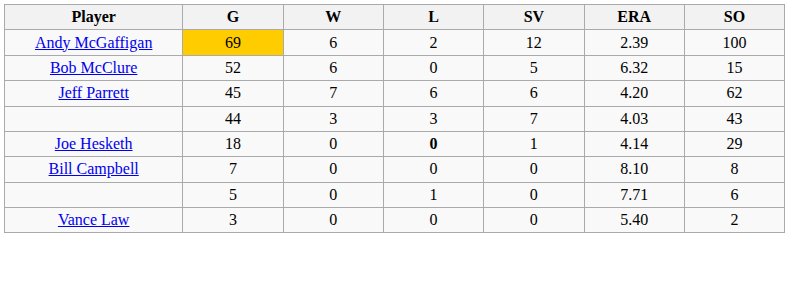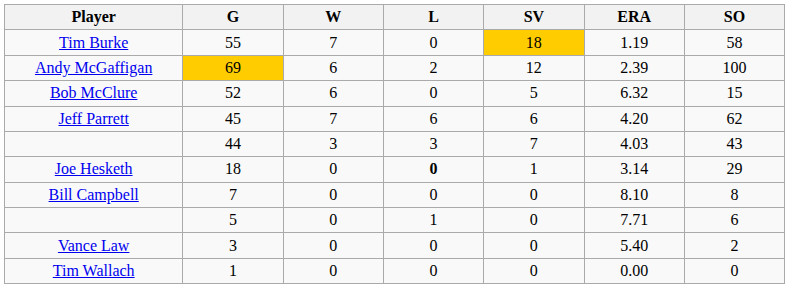+ row: (94, 42)
(634, 144) 4.14 -> (634, 169) 3.14
+ row: (94, 270)
